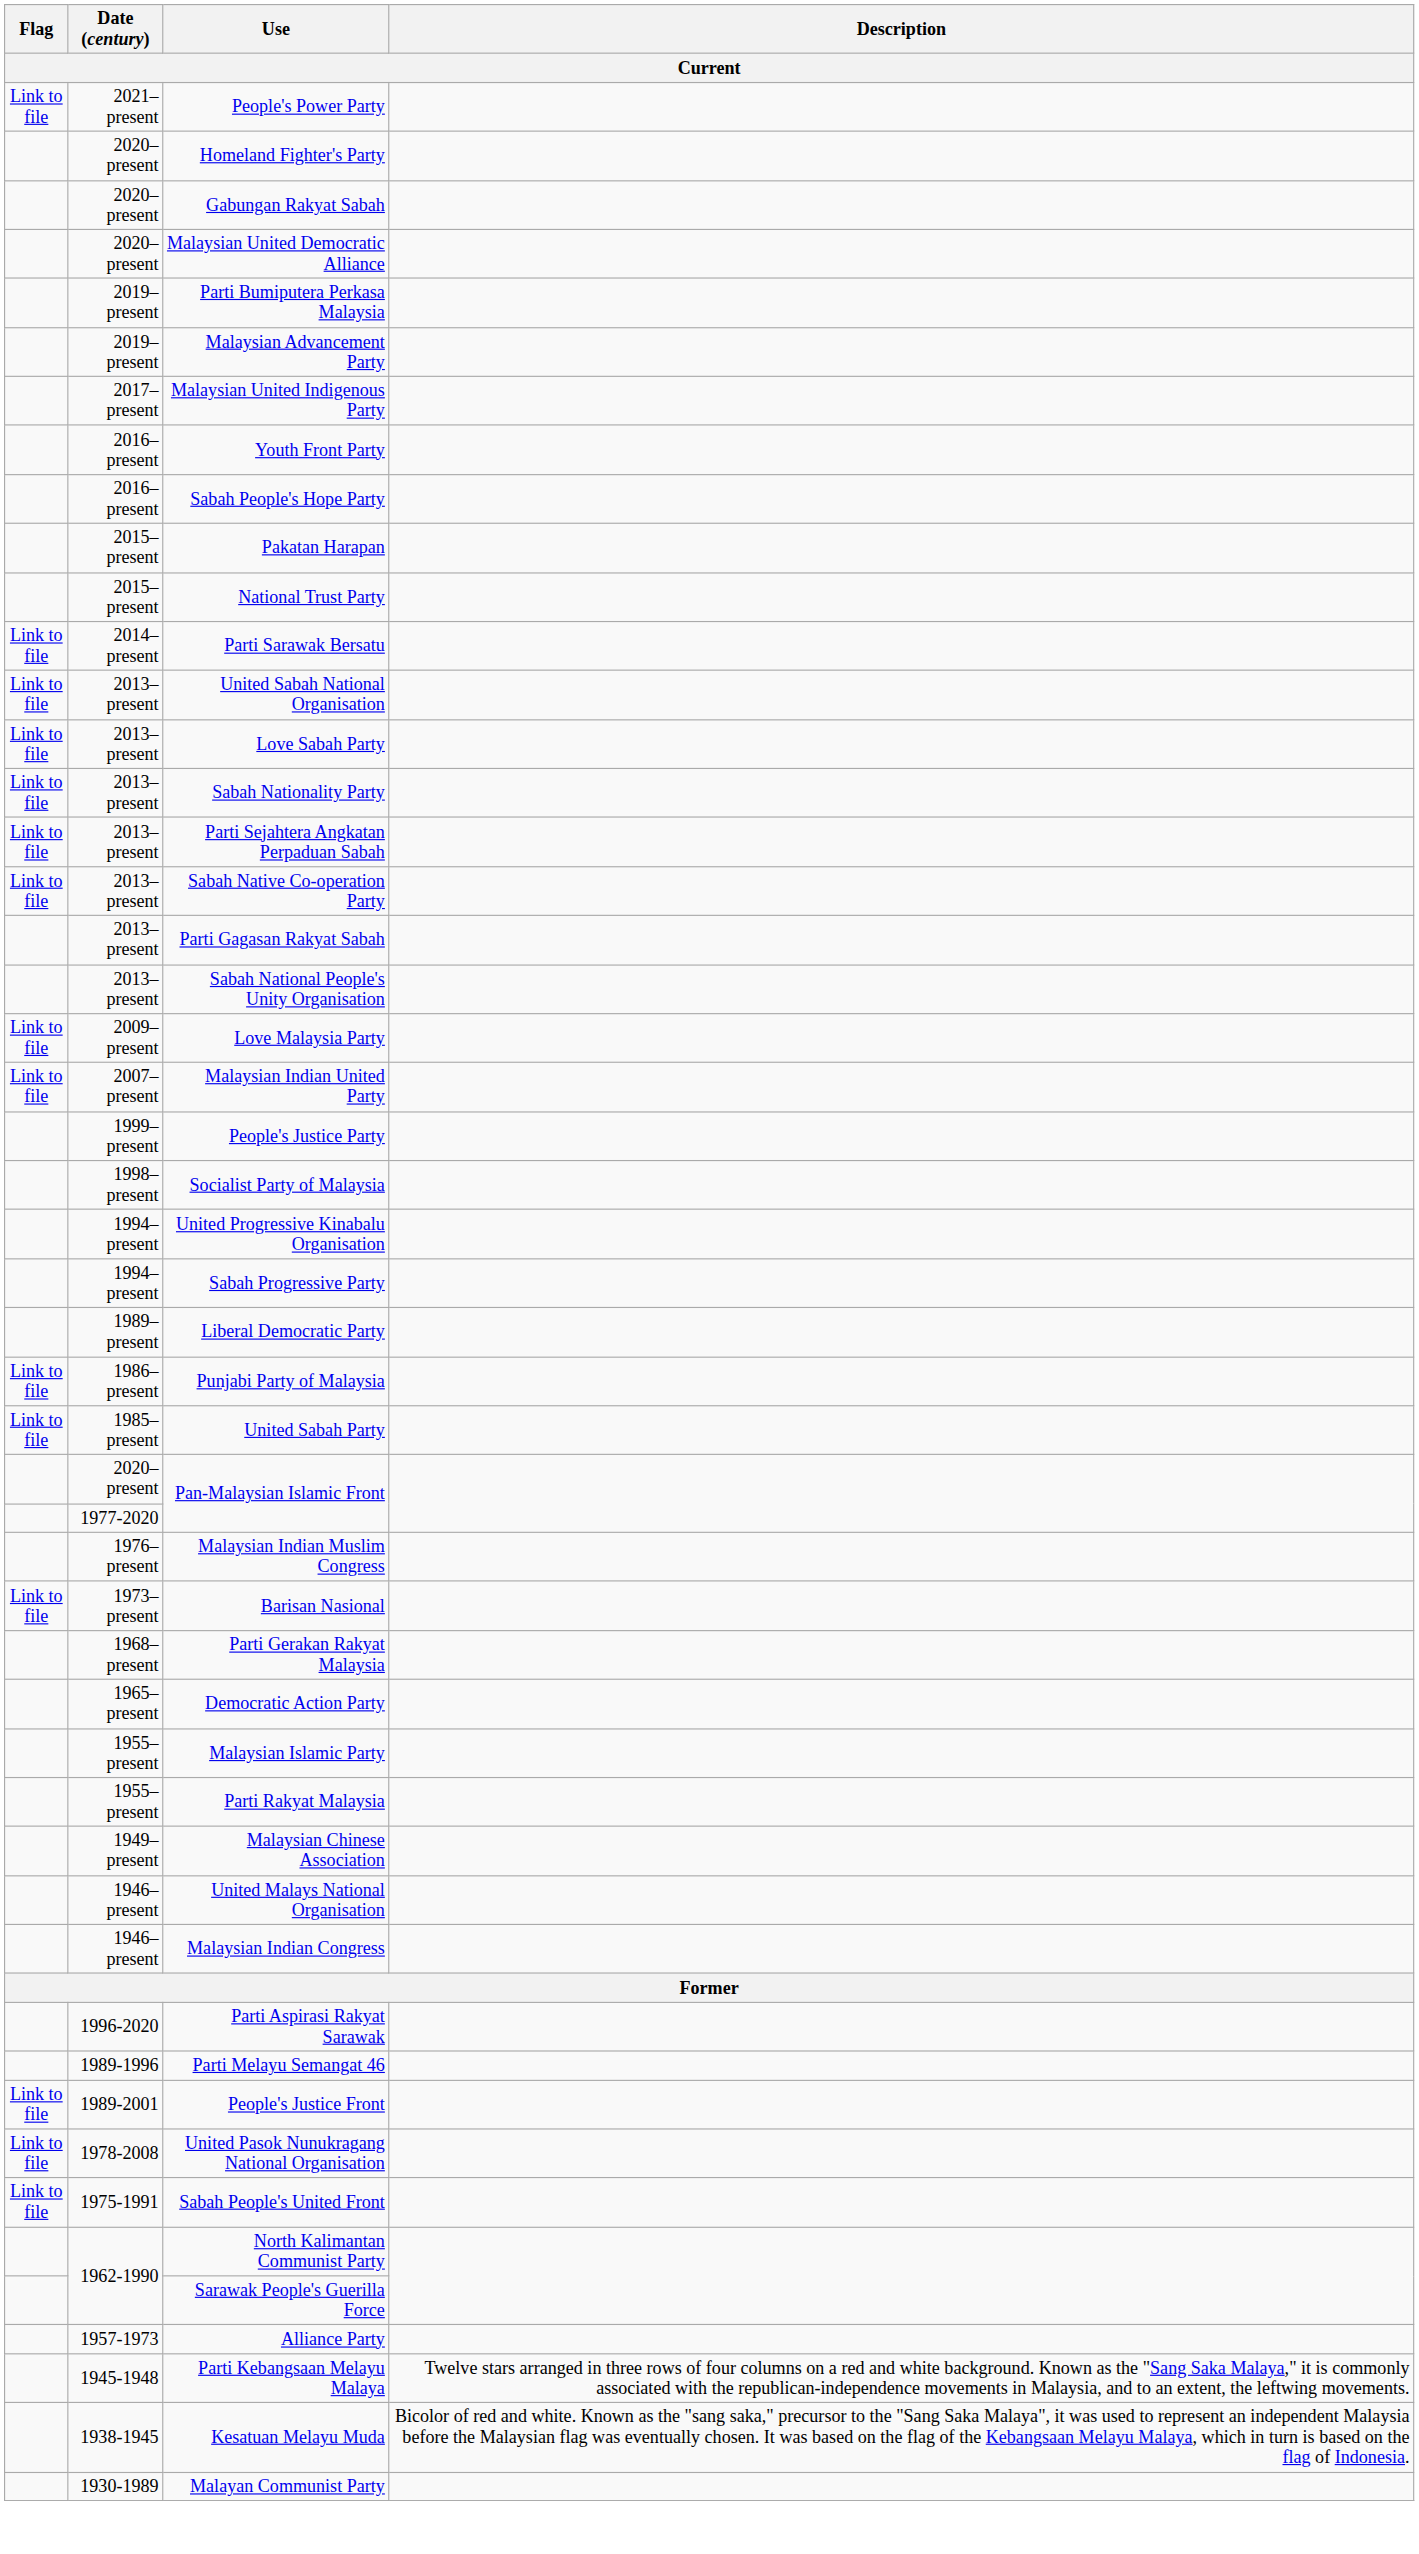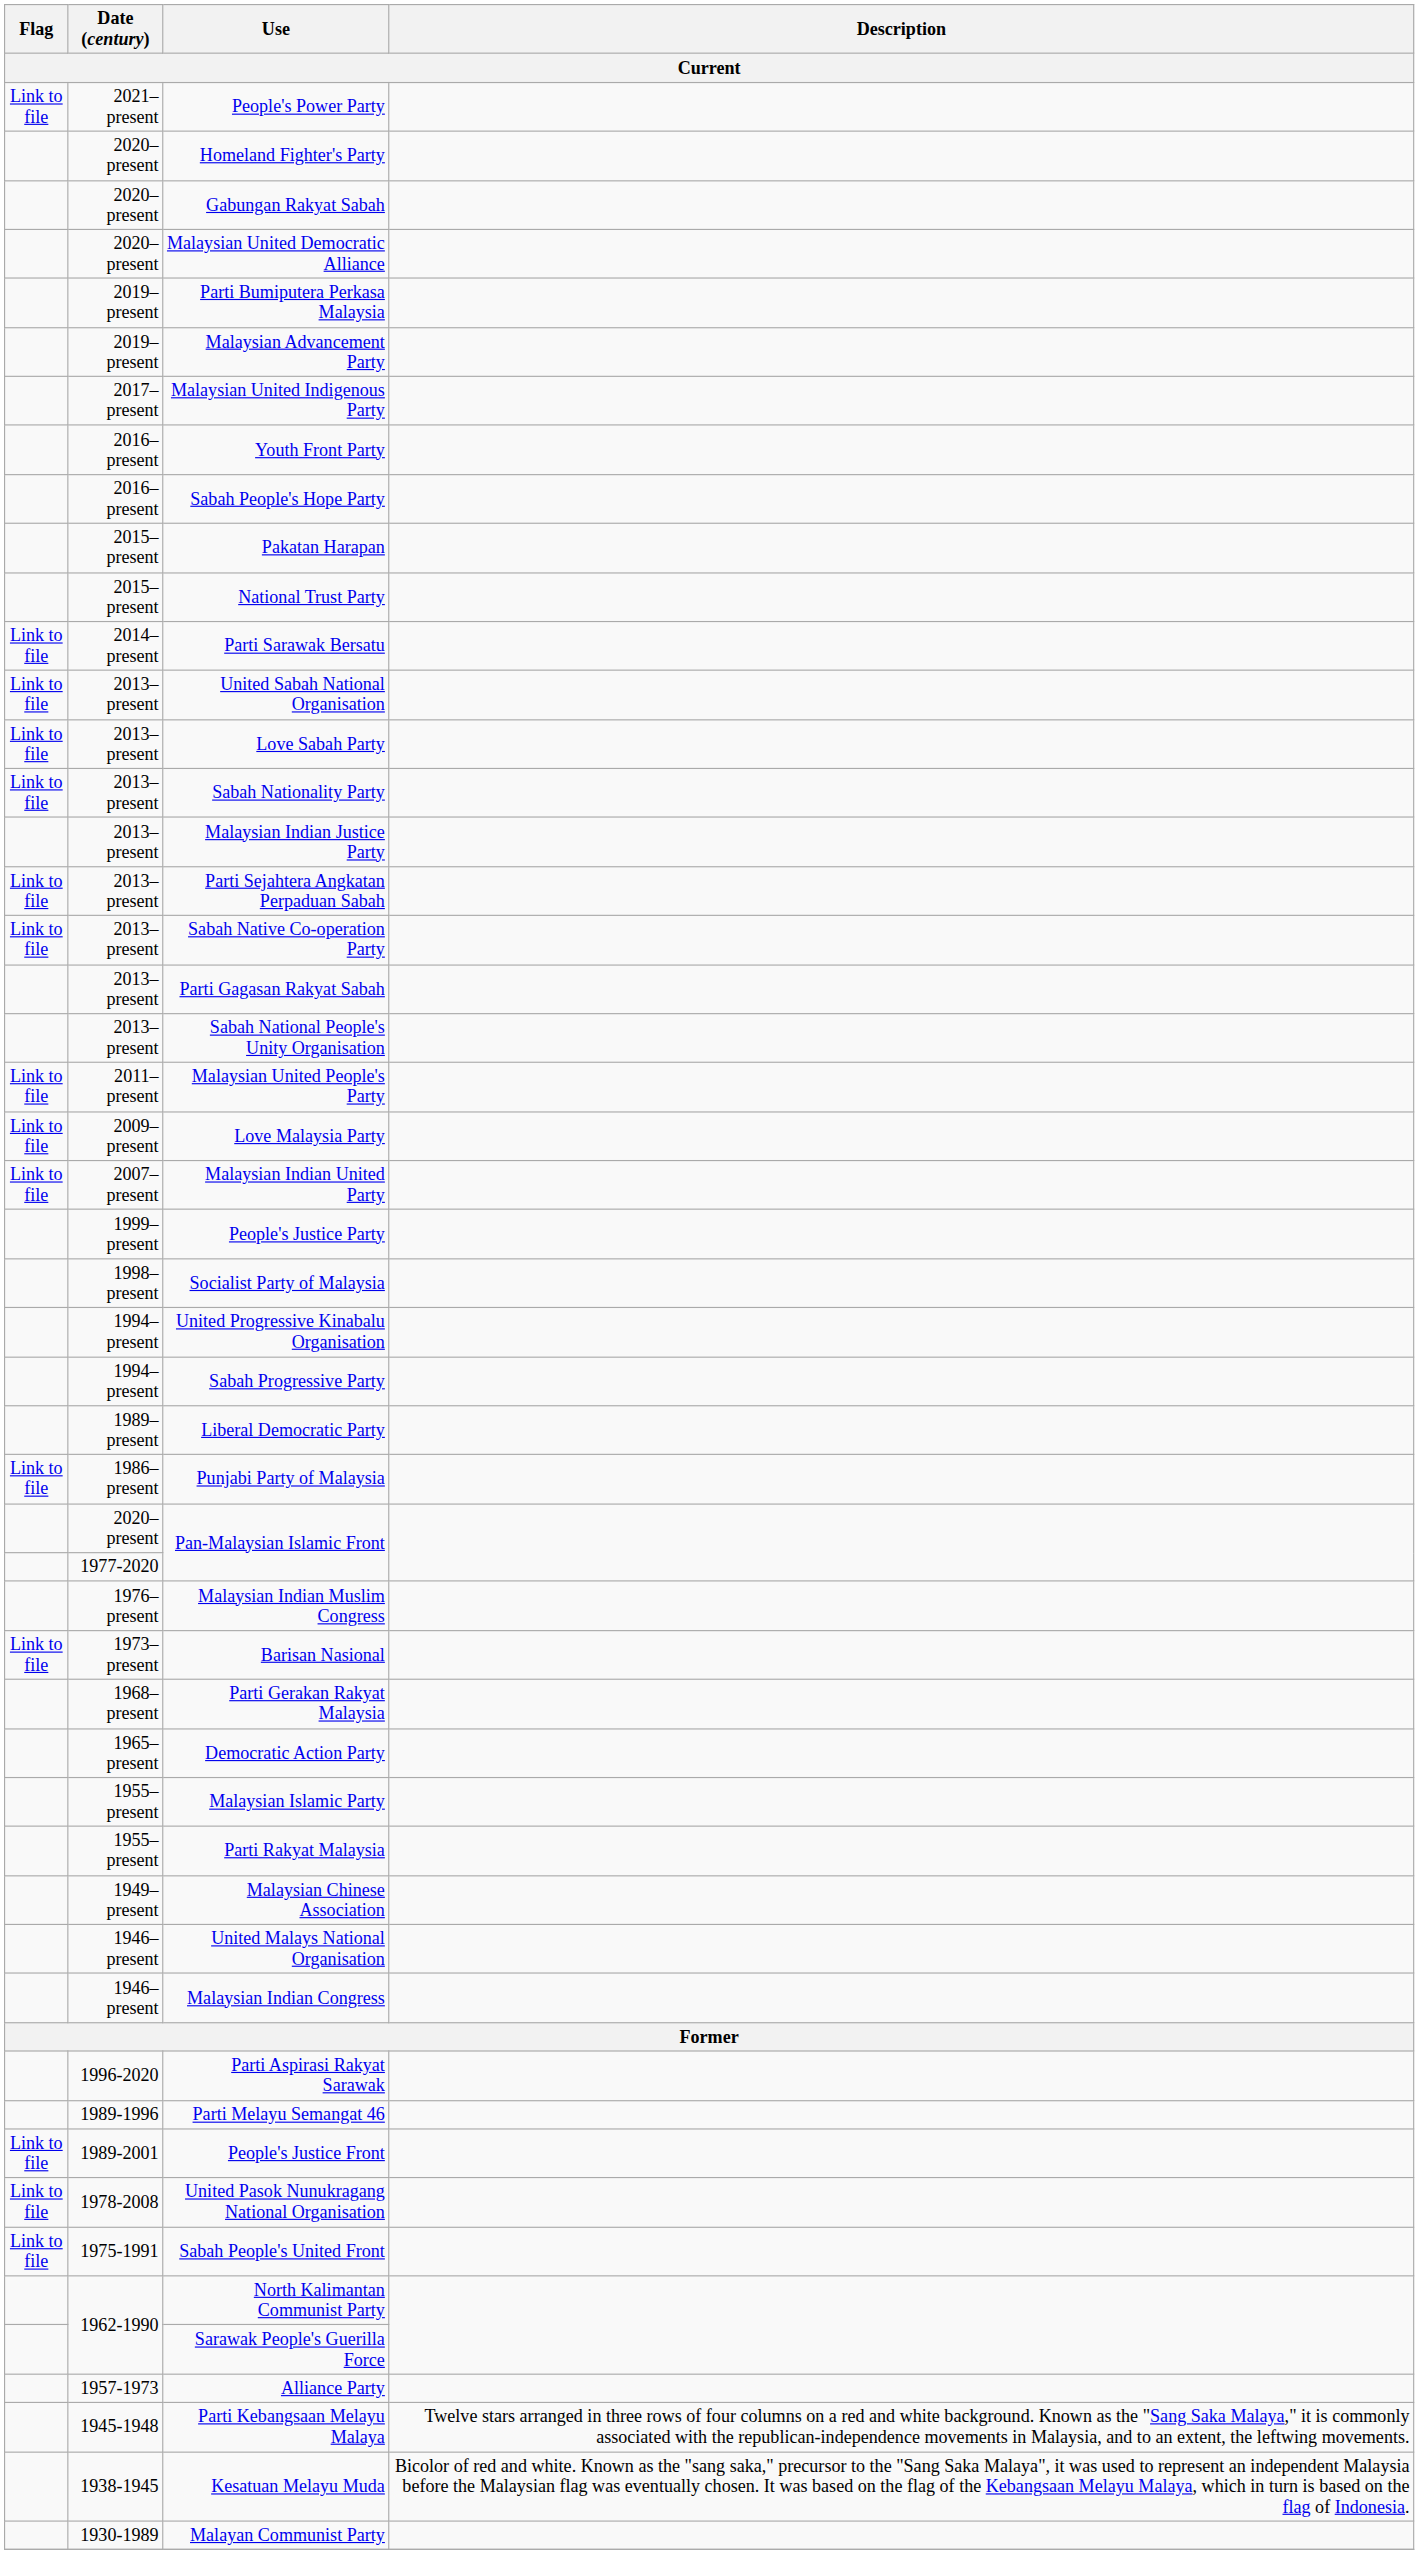+ row: (133, 841)
+ row: (133, 1086)
- row: (133, 1430)
